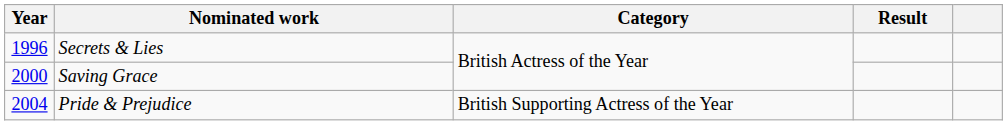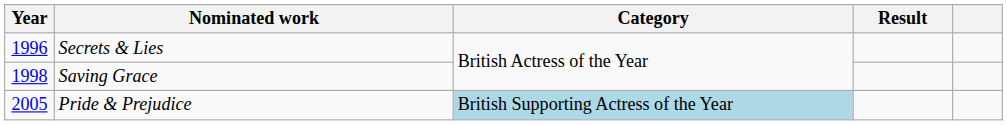(29, 76) 2000 -> (29, 76) 1998
(29, 104) 2004 -> (29, 104) 2005
(595, 104) no background -> (595, 104) lightblue background
